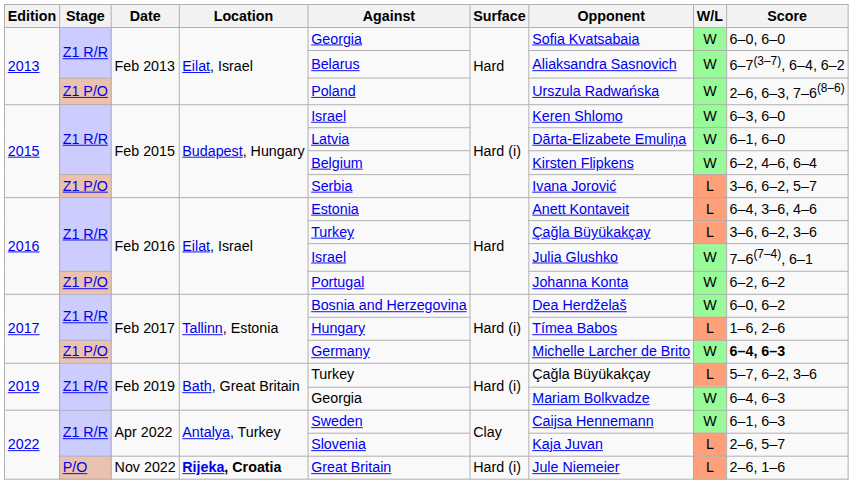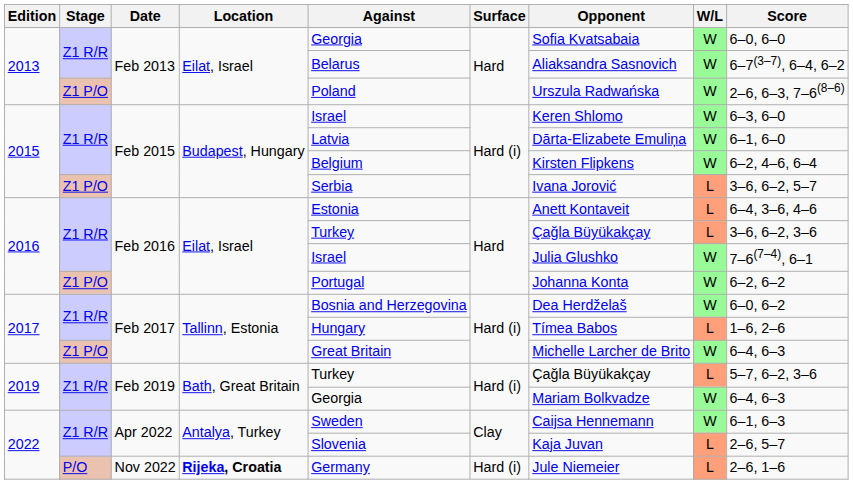(341, 351) Germany -> (351, 351) Great Britain
(757, 351) bold -> (757, 351) normal
(351, 467) Great Britain -> (341, 467) Germany
